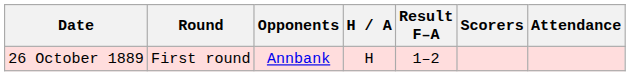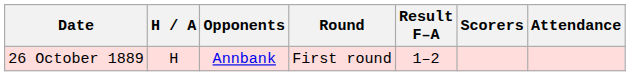columns swapped: (201, 26) <-> (369, 26)
